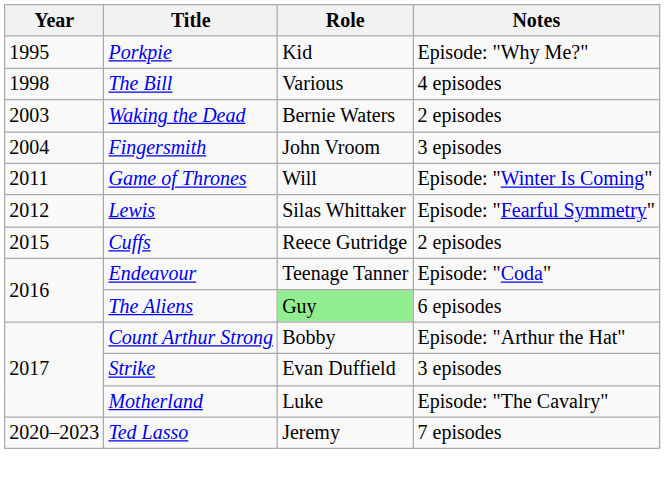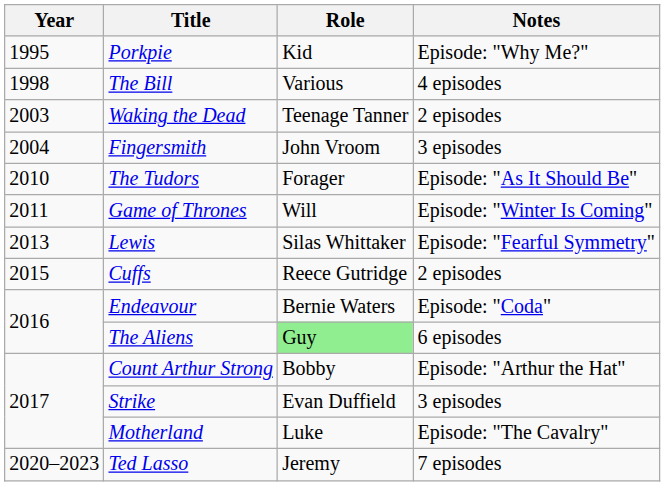(339, 115) Bernie Waters -> (345, 115) Teenage Tanner
+ row: (154, 178)
(29, 210) 2012 -> (29, 242) 2013
(345, 274) Teenage Tanner -> (339, 305) Bernie Waters
